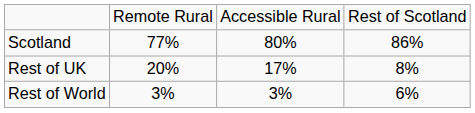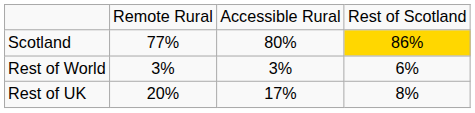(407, 42) no background -> (407, 42) gold background
rows swapped: (47, 68) <-> (57, 94)
